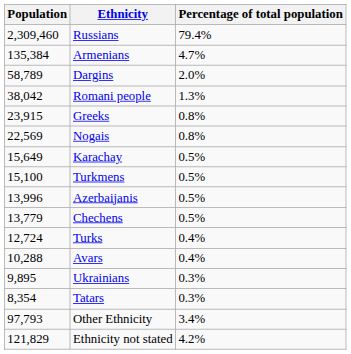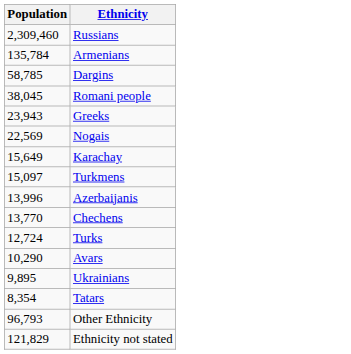- column: (261, 14)
(28, 55) 135,384 -> (28, 55) 135,784
(25, 75) 58,789 -> (25, 75) 58,785
(25, 95) 38,042 -> (25, 95) 38,045
(25, 116) 23,915 -> (25, 116) 23,943
(25, 177) 15,100 -> (25, 177) 15,097
(25, 217) 13,779 -> (25, 217) 13,770
(25, 258) 10,288 -> (25, 258) 10,290
(25, 319) 97,793 -> (25, 319) 96,793
